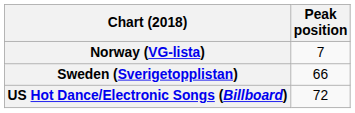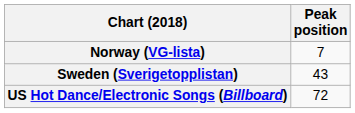(321, 74) 66 -> (321, 74) 43
